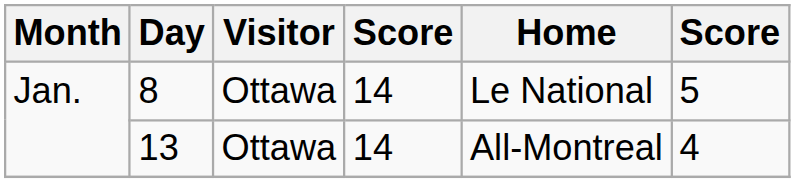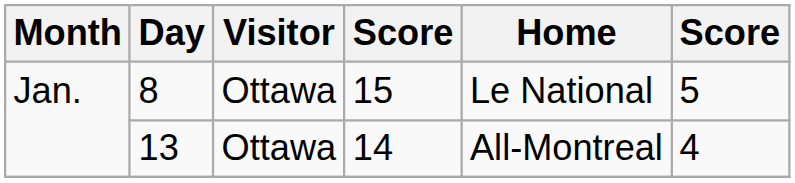(373, 90) 14 -> (373, 90) 15
